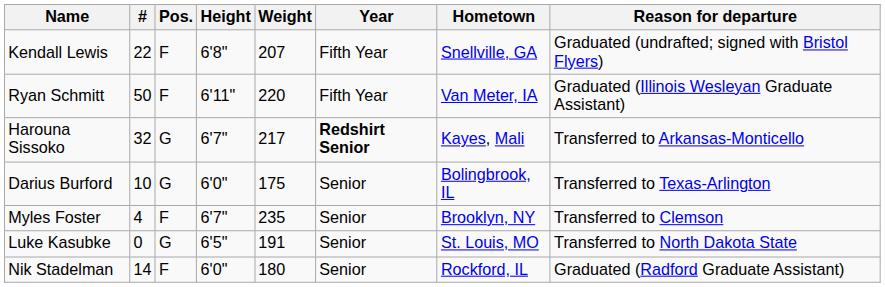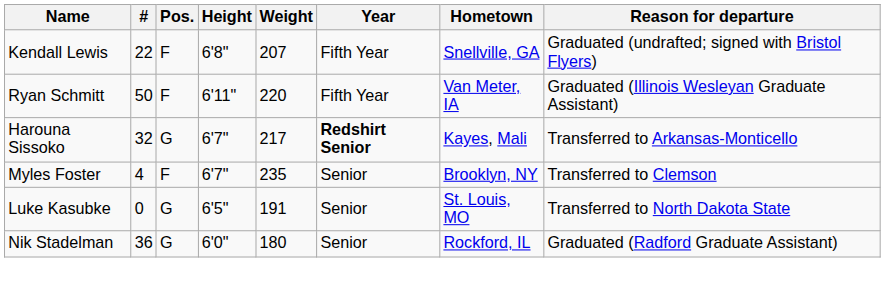- row: (60, 183)
(143, 269) 14 -> (144, 243) 36
(164, 269) F -> (166, 243) G
